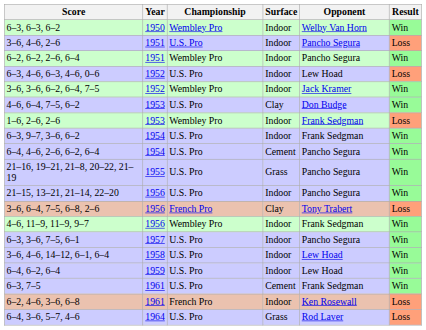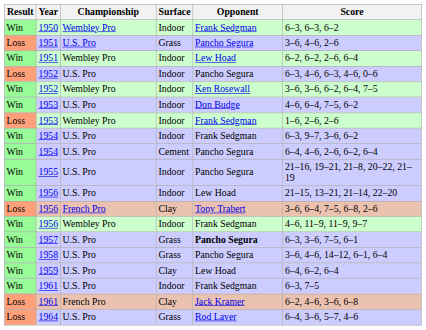columns swapped: (405, 12) <-> (74, 12)
(334, 27) Welby Van Horn -> (226, 27) Frank Sedgman
(278, 43) Indoor -> (170, 43) Grass
(331, 58) Pancho Segura -> (215, 58) Lew Hoad
(322, 74) Lew Hoad -> (224, 74) Pancho Segura
(327, 89) Jack Kramer -> (223, 89) Ken Rosewall
(274, 105) Clay -> (172, 105) Indoor
(276, 172) Grass -> (172, 172) Indoor
(331, 193) Pancho Segura -> (215, 193) Lew Hoad
(278, 239) Indoor -> (170, 239) Grass
(331, 239) normal -> (226, 239) bold
(278, 255) Indoor -> (170, 255) Grass
(322, 255) Lew Hoad -> (224, 255) Pancho Segura
(278, 270) Indoor -> (168, 270) Clay
(280, 286) Cement -> (172, 286) Indoor
(278, 301) Indoor -> (168, 301) Clay
(329, 301) Ken Rosewall -> (220, 301) Jack Kramer
